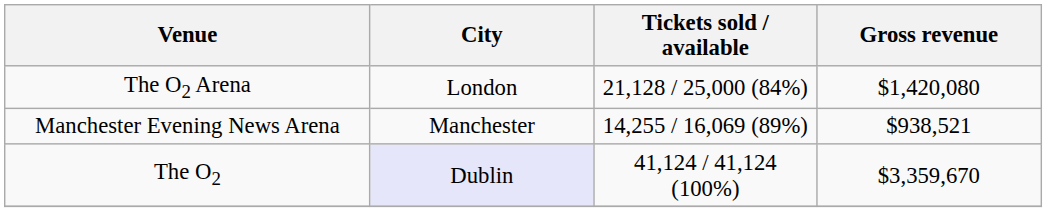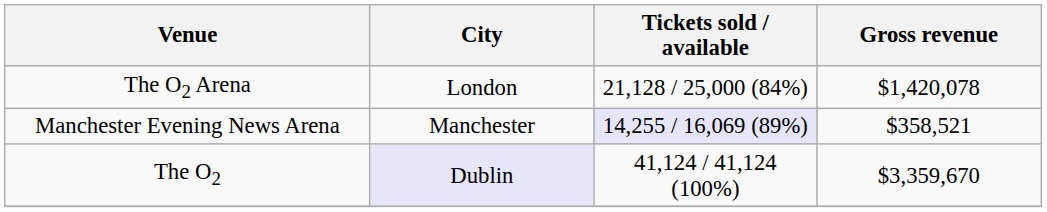(929, 87) $1,420,080 -> (929, 87) $1,420,078
(705, 126) no background -> (705, 126) lavender background
(929, 126) $938,521 -> (929, 126) $358,521
